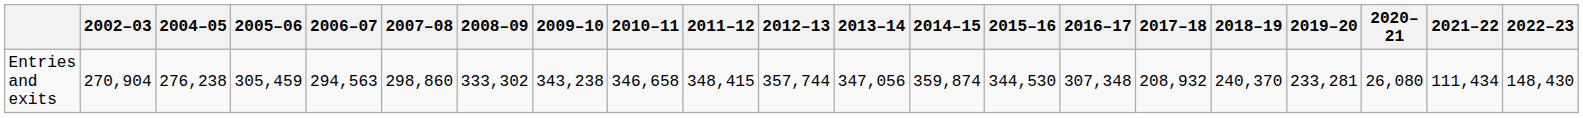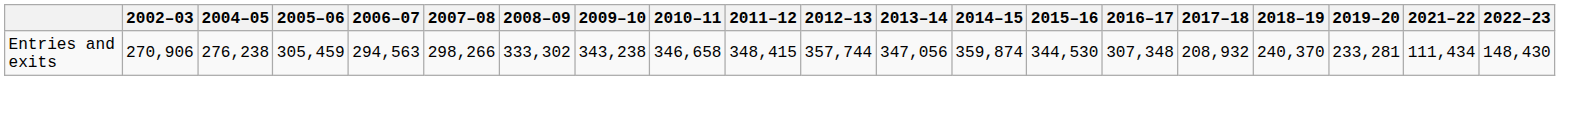- column: (1394, 27)
(118, 81) 270,904 -> (160, 53) 270,906
(419, 81) 298,860 -> (461, 53) 298,266
